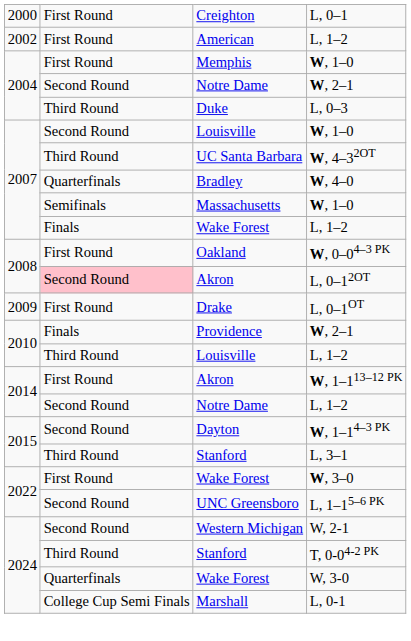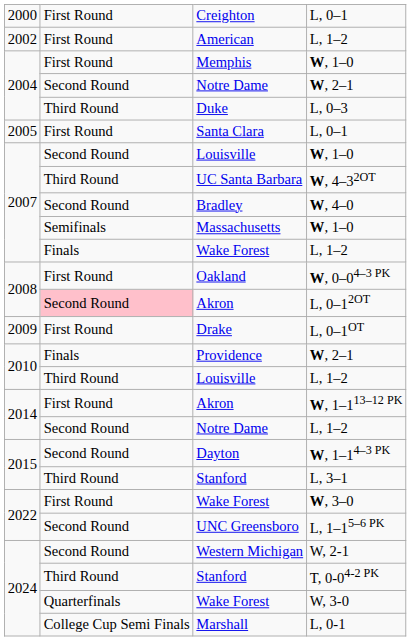+ row: (230, 131)
(82, 181) Quarterfinals -> (86, 204) Second Round
